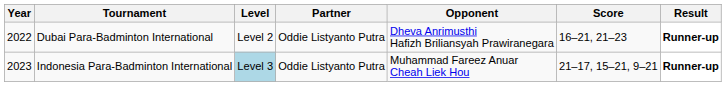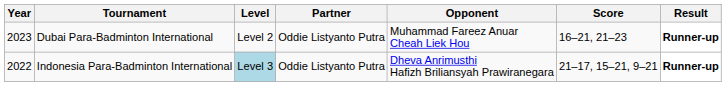(19, 37) 2022 -> (19, 37) 2023
(472, 37) Dheva Anrimusthi Hafizh Briliansyah Prawiranegara -> (454, 37) Muhammad Fareez Anuar Cheah Liek Hou
(19, 67) 2023 -> (19, 67) 2022
(454, 67) Muhammad Fareez Anuar Cheah Liek Hou -> (472, 67) Dheva Anrimusthi Hafizh Briliansyah Prawiranegara
